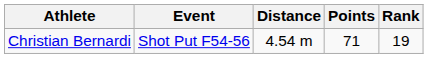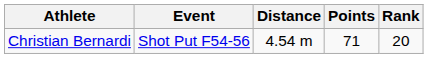(401, 41) 19 -> (401, 41) 20
